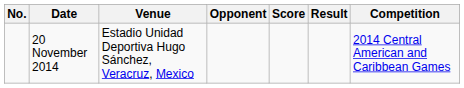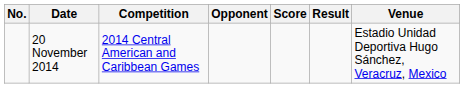columns swapped: (153, 14) <-> (405, 14)
